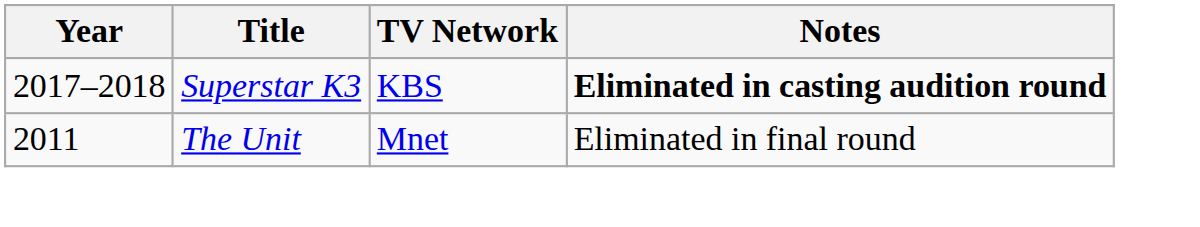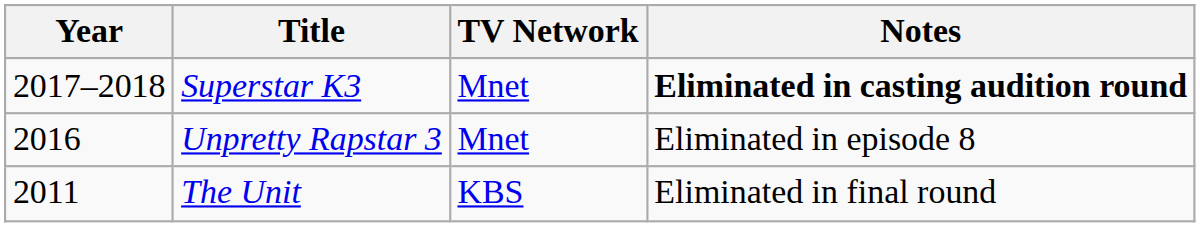(410, 85) KBS -> (493, 85) Mnet
+ row: (311, 138)
(413, 138) Mnet -> (490, 192) KBS
